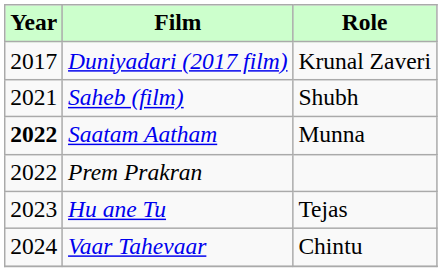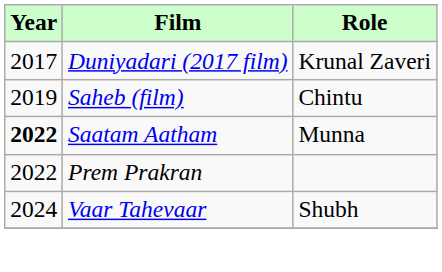(34, 97) 2021 -> (34, 97) 2019
(328, 97) Shubh -> (330, 97) Chintu
- row: (117, 209)
(330, 246) Chintu -> (328, 209) Shubh
